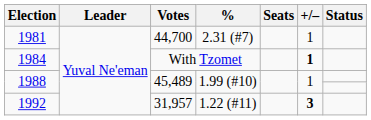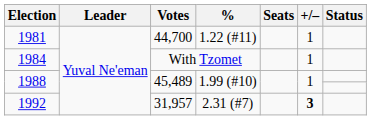(228, 37) 2.31 (#7) -> (228, 37) 1.22 (#11)
(310, 59) bold -> (310, 59) normal
(228, 103) 1.22 (#11) -> (228, 103) 2.31 (#7)
